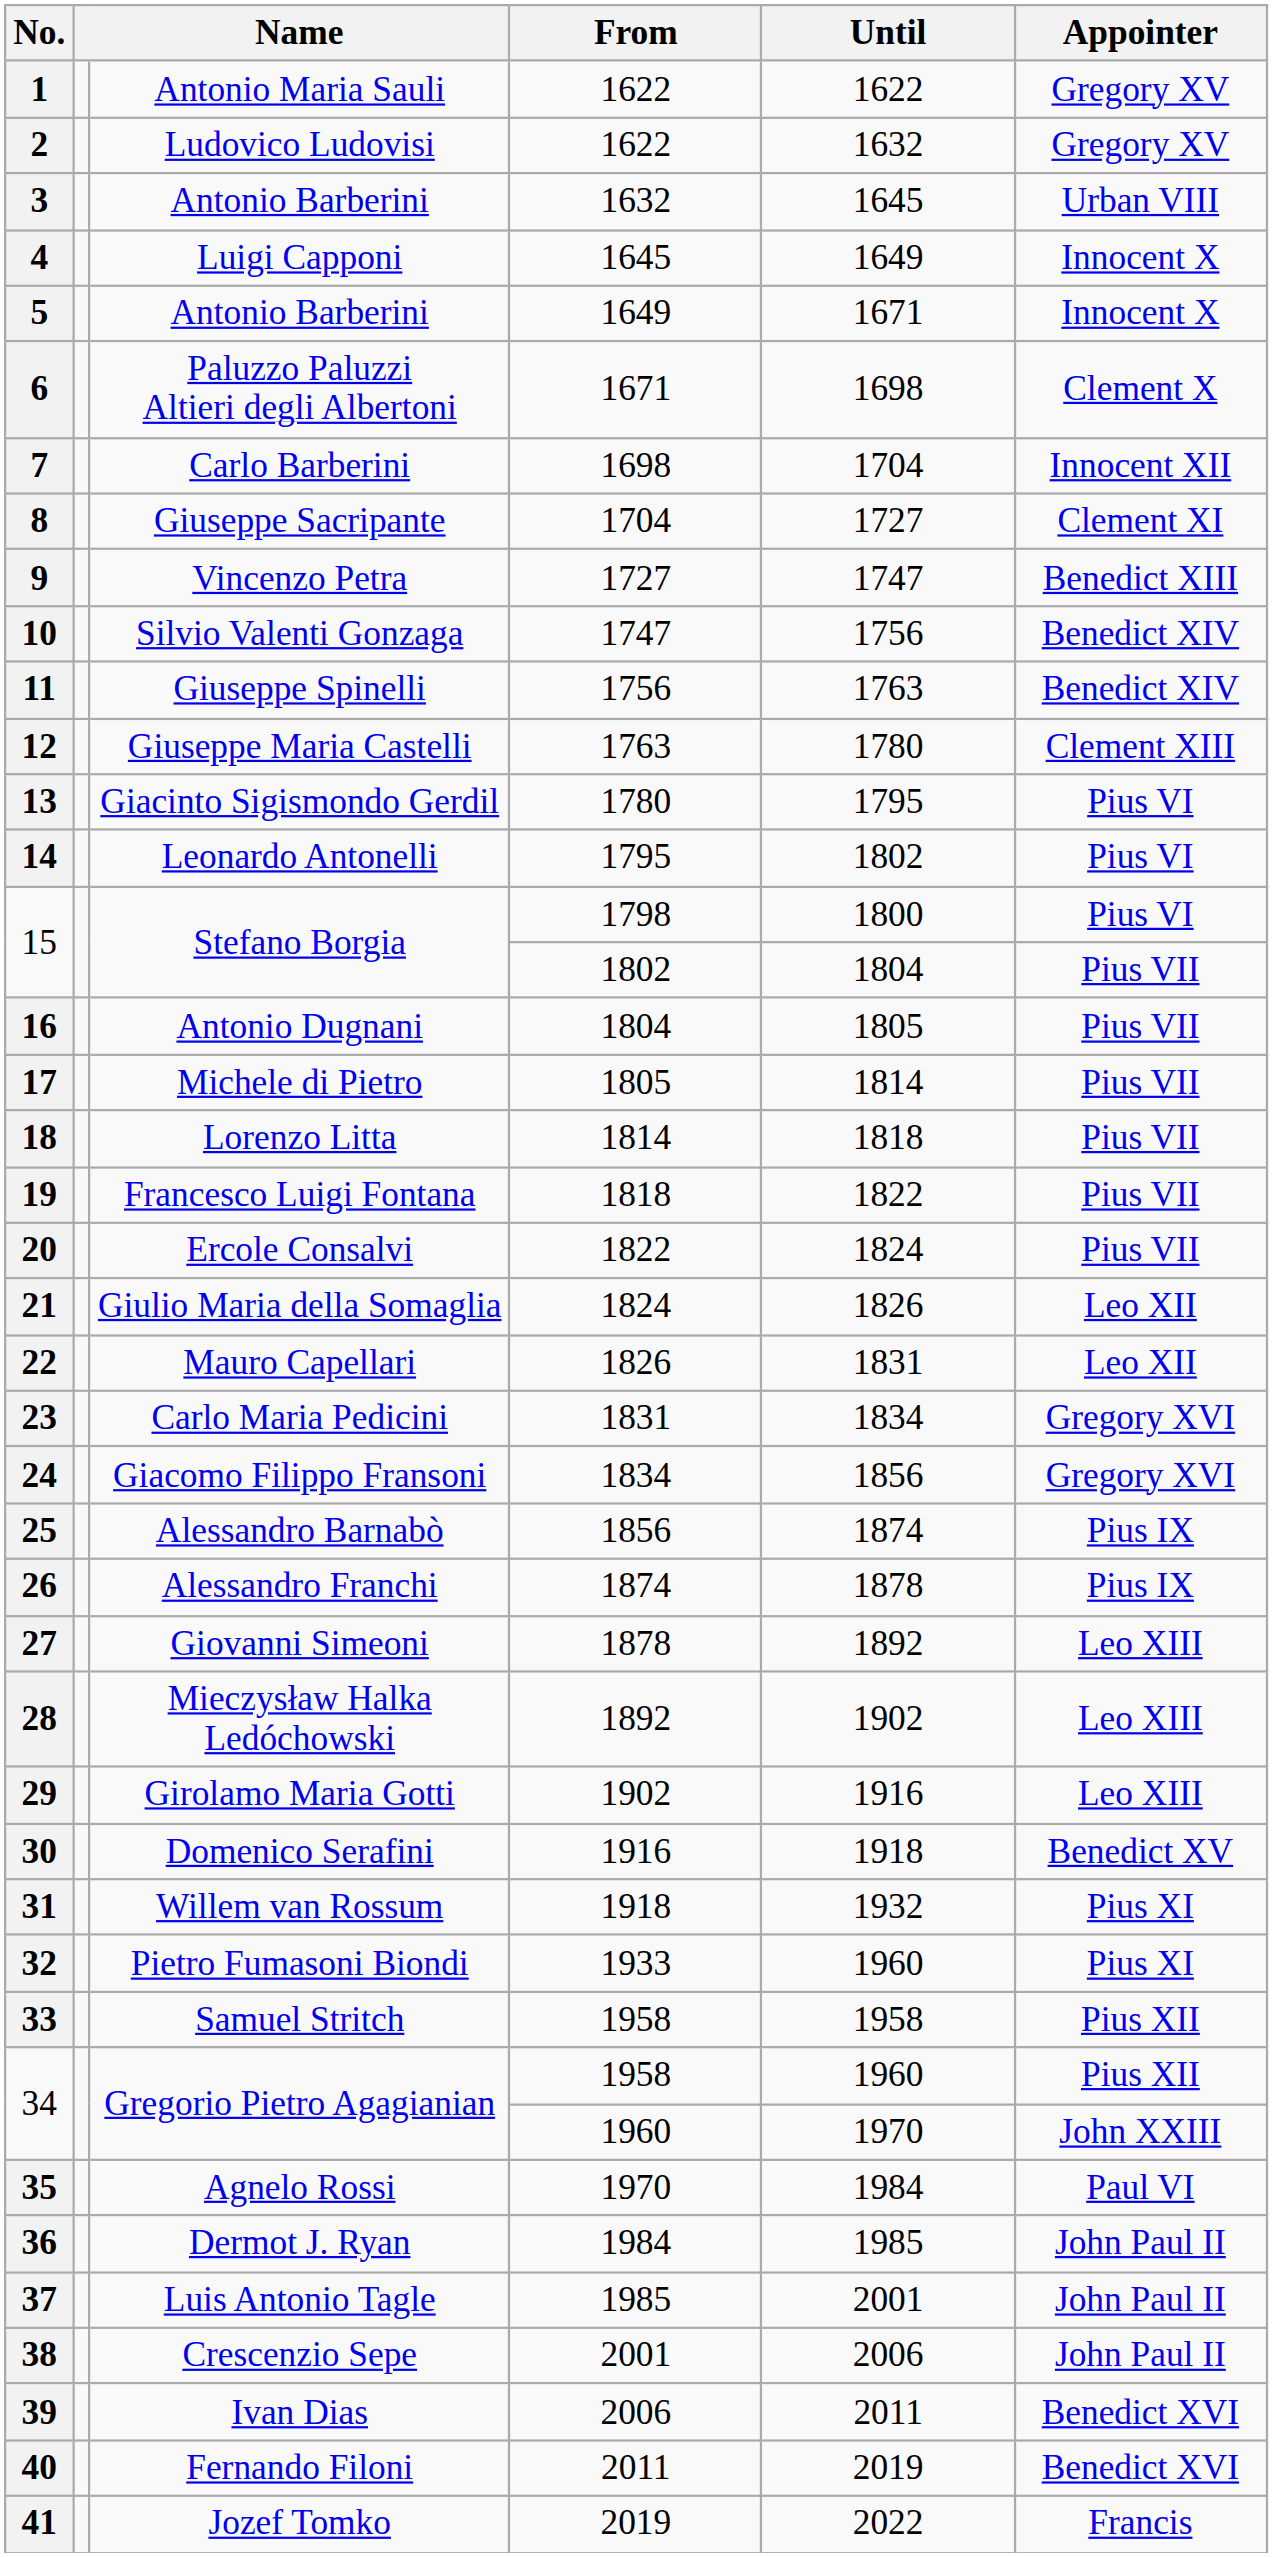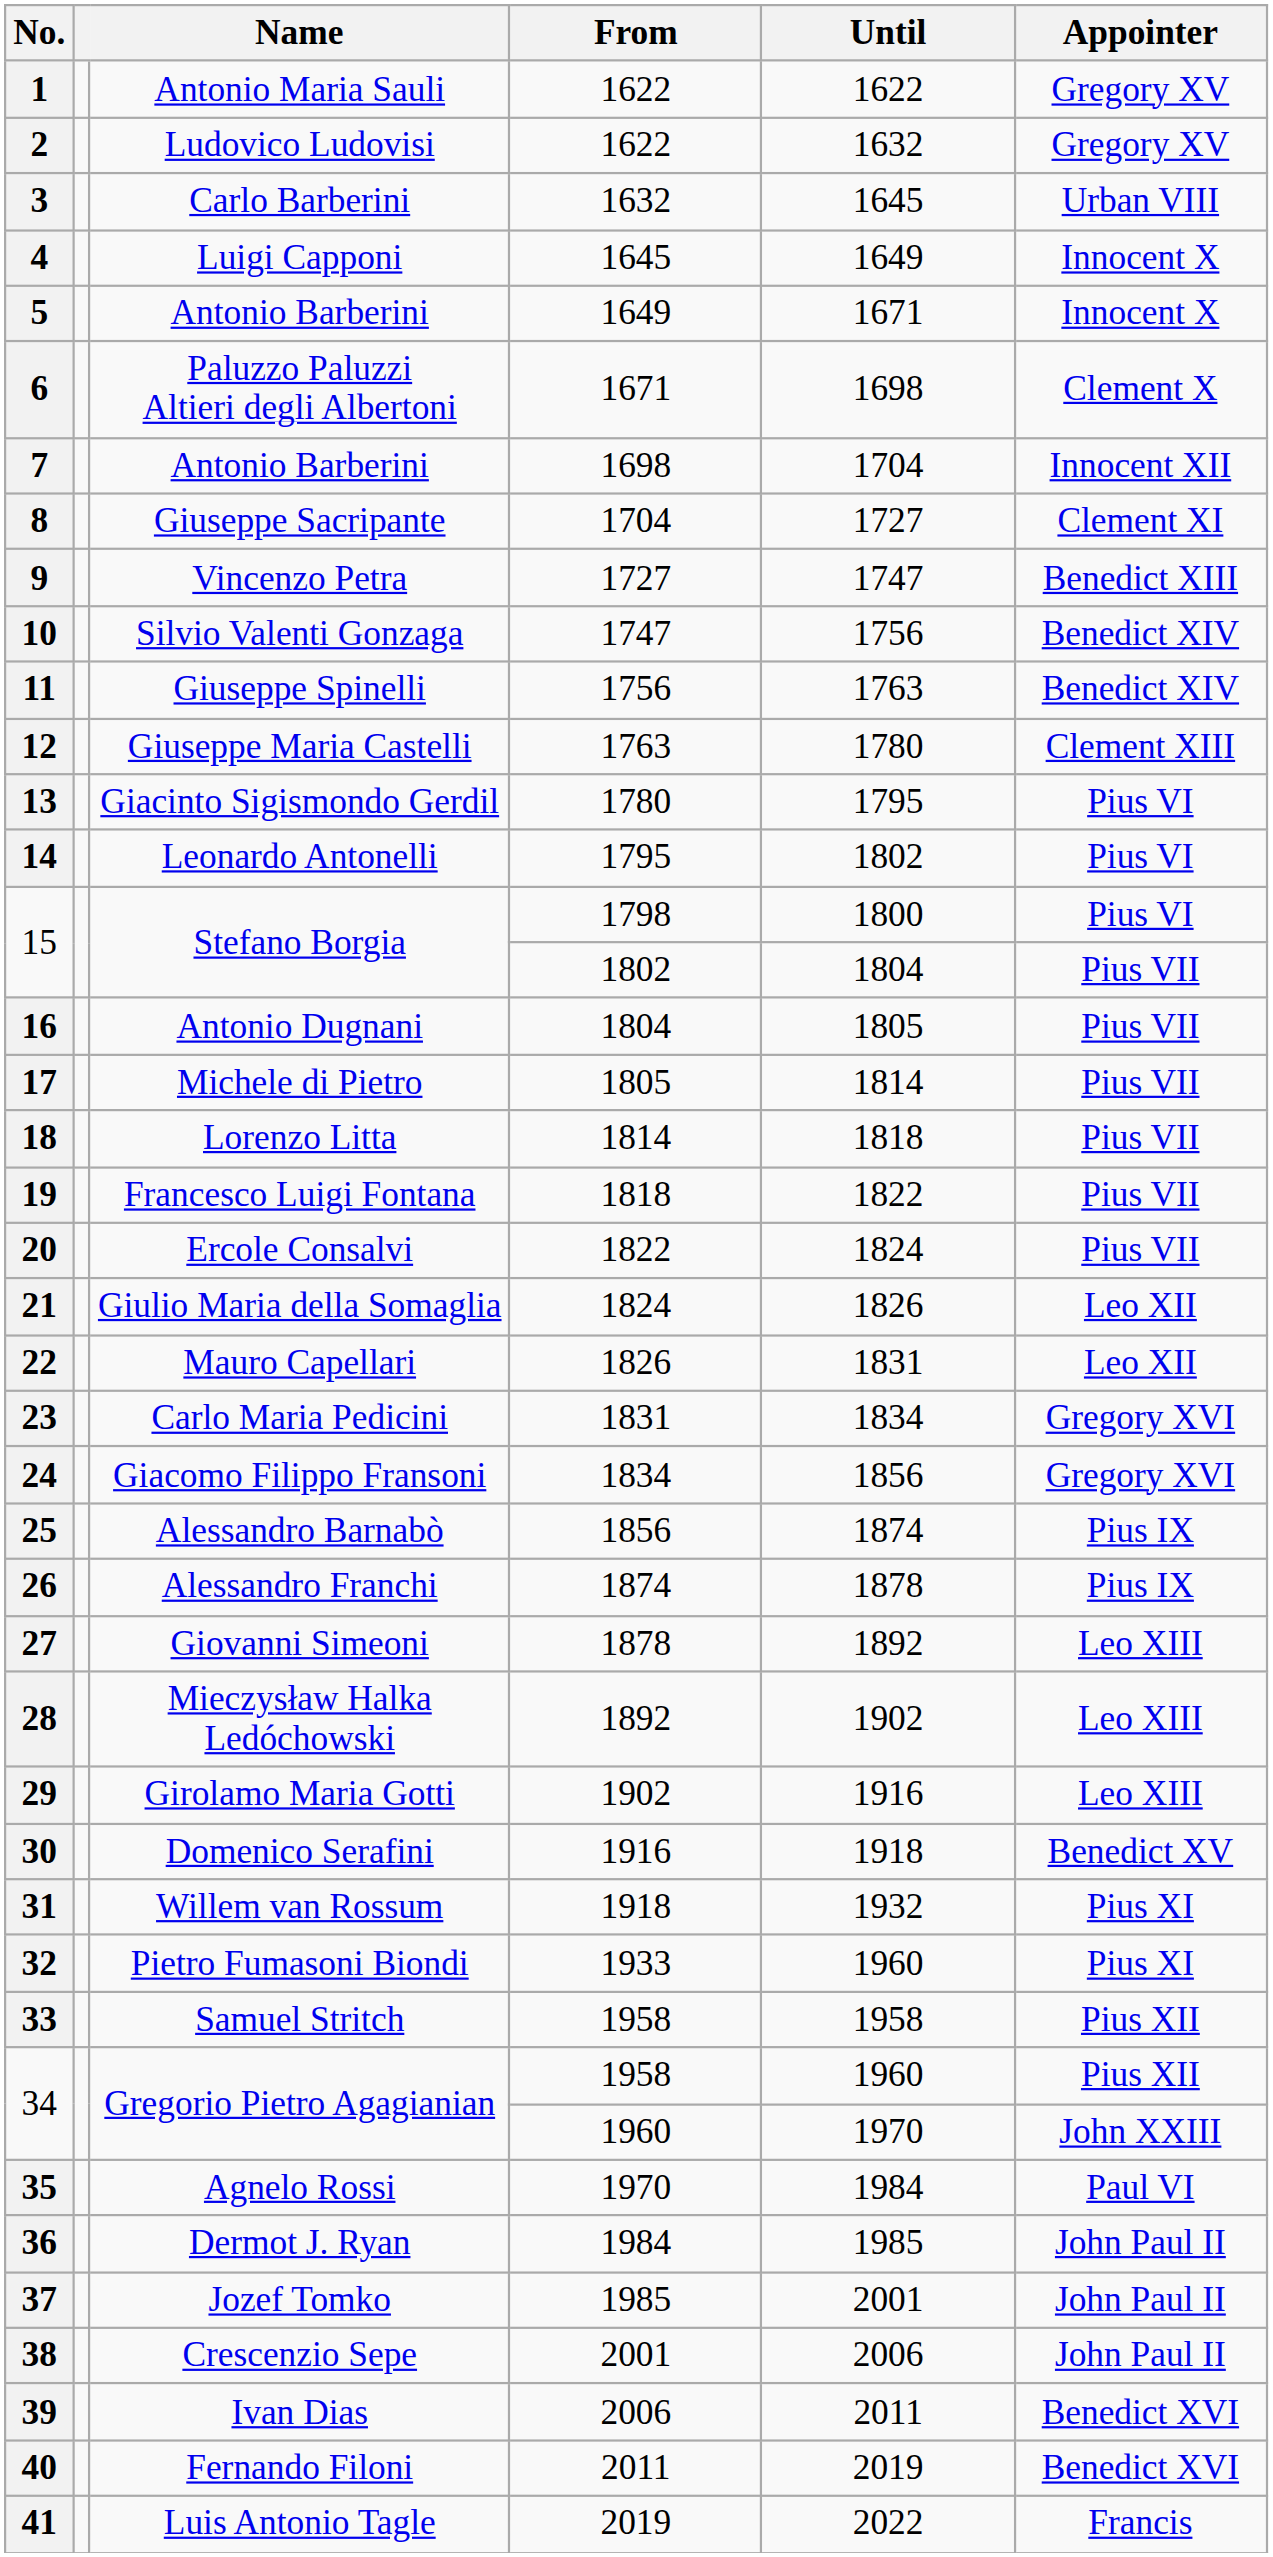(300, 200) Antonio Barberini -> (300, 200) Carlo Barberini
(300, 464) Carlo Barberini -> (300, 464) Antonio Barberini
(300, 2299) Luis Antonio Tagle -> (300, 2299) Jozef Tomko
(300, 2523) Jozef Tomko -> (300, 2523) Luis Antonio Tagle
